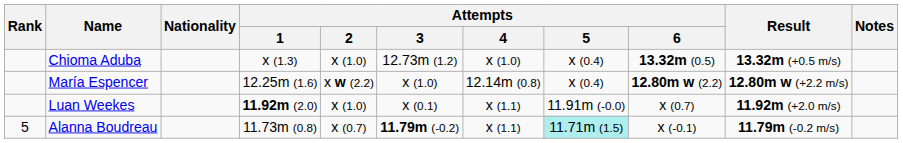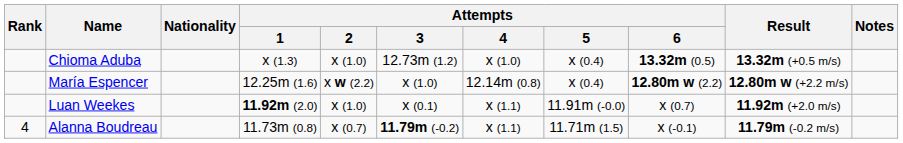(25, 127) 5 -> (25, 127) 4
(586, 127) paleturquoise background -> (586, 127) no background
